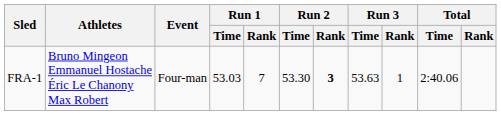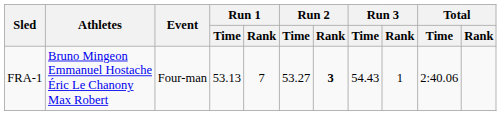(227, 78) 53.03 -> (227, 78) 53.13
(296, 78) 53.30 -> (296, 78) 53.27
(365, 78) 53.63 -> (365, 78) 54.43
